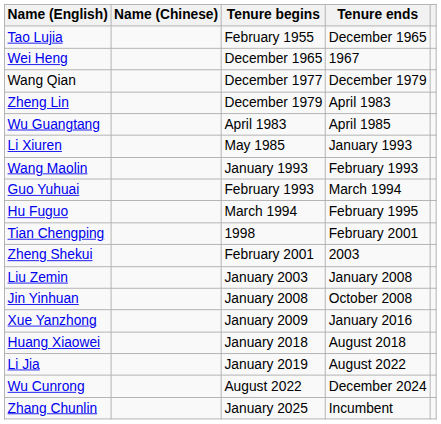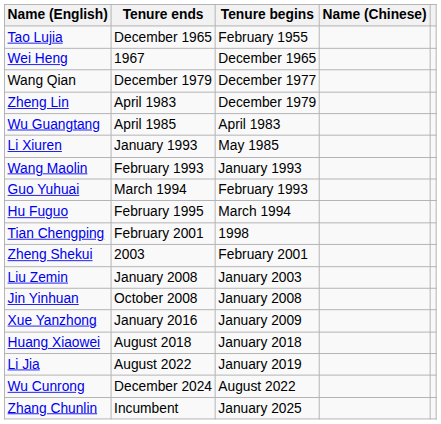columns swapped: (166, 15) <-> (378, 15)
